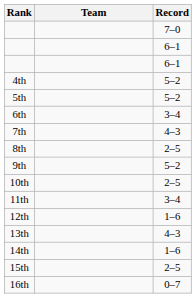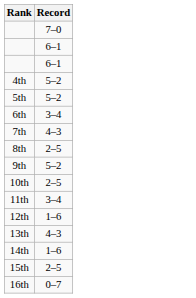- column: (94, 13)
